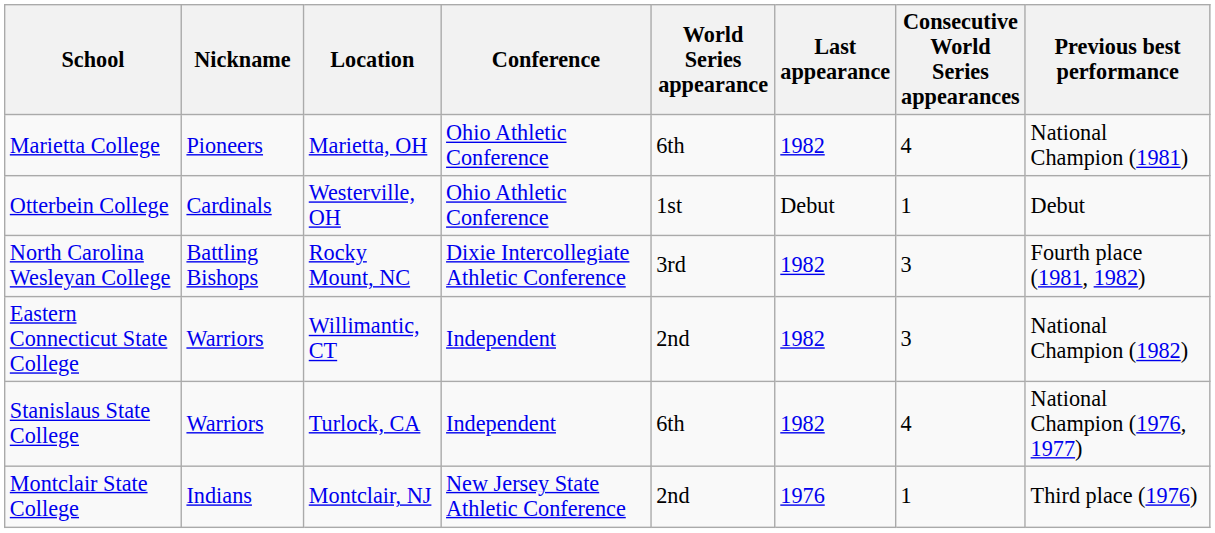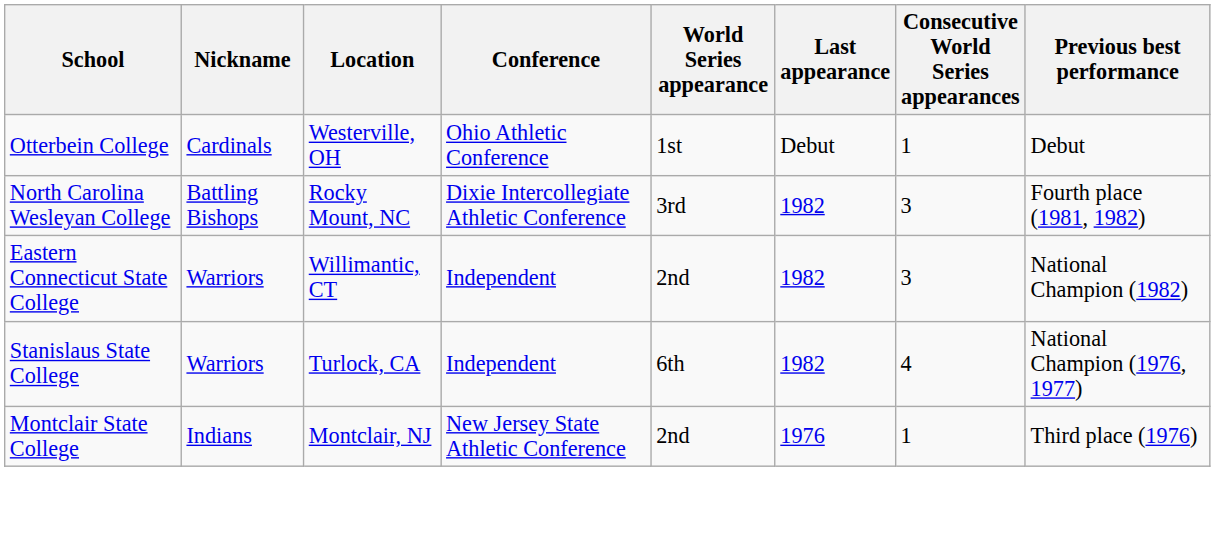- row: (85, 144)
